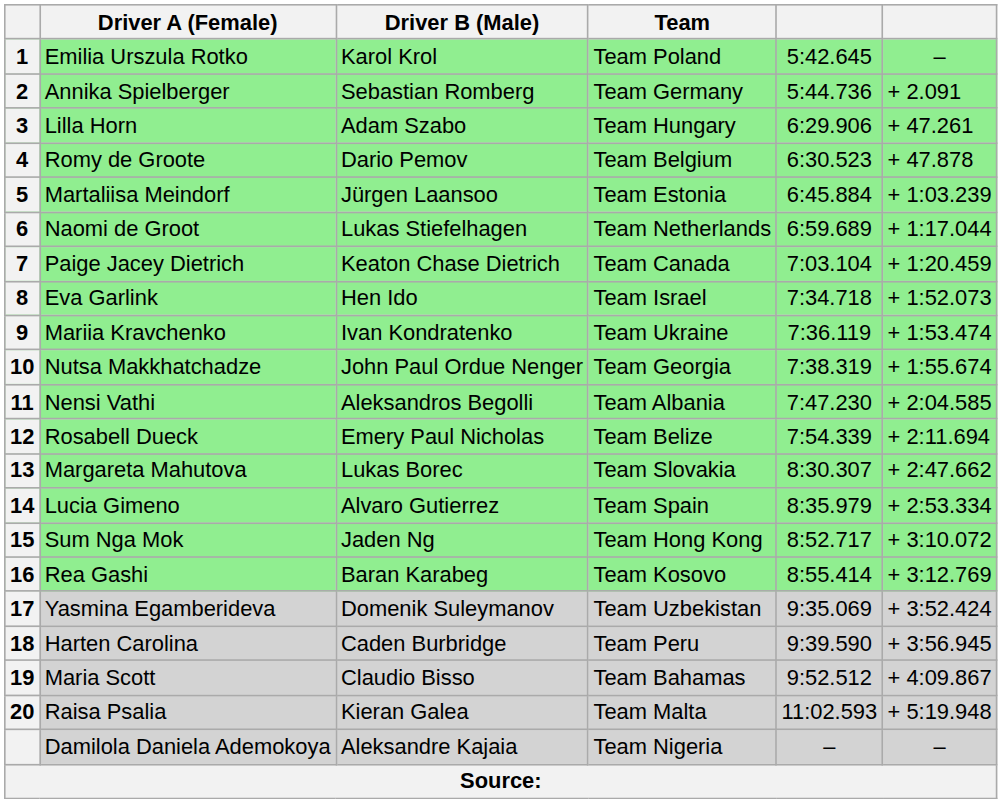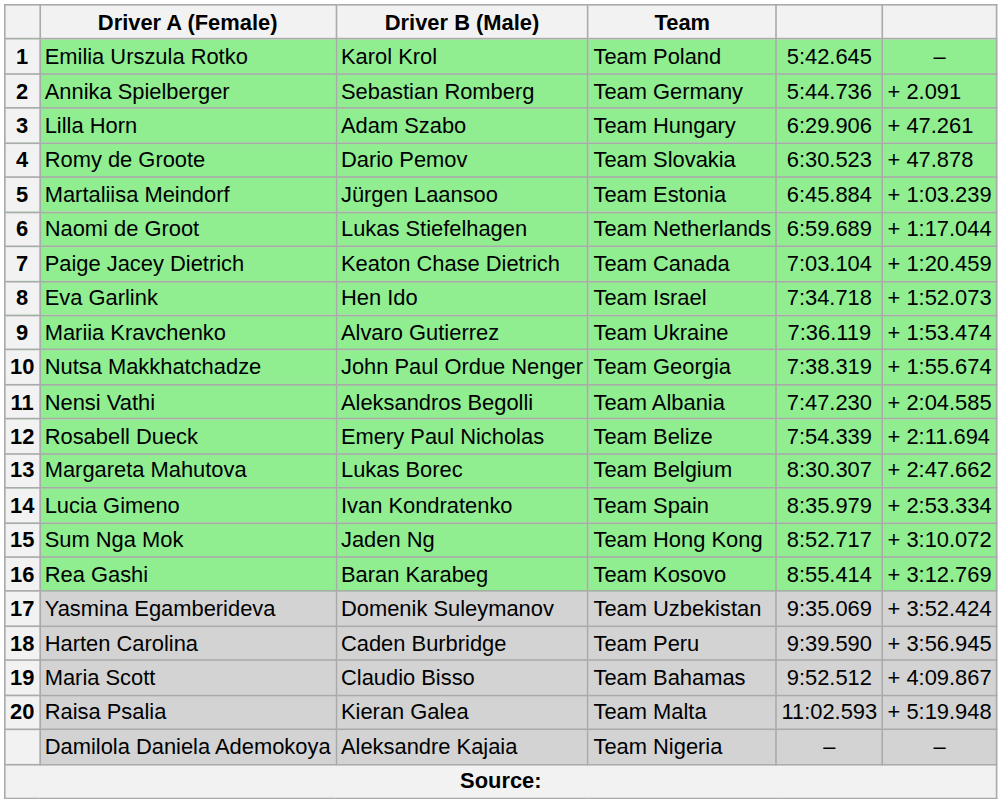(663, 160) Team Belgium -> (665, 160) Team Slovakia
(427, 332) Ivan Kondratenko -> (420, 332) Alvaro Gutierrez
(665, 470) Team Slovakia -> (663, 470) Team Belgium
(420, 505) Alvaro Gutierrez -> (427, 505) Ivan Kondratenko
